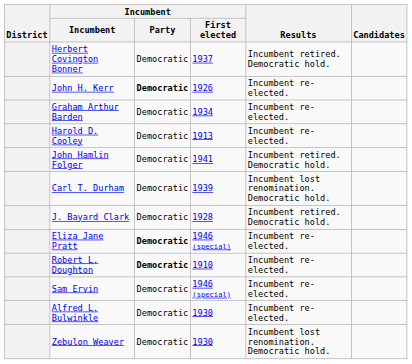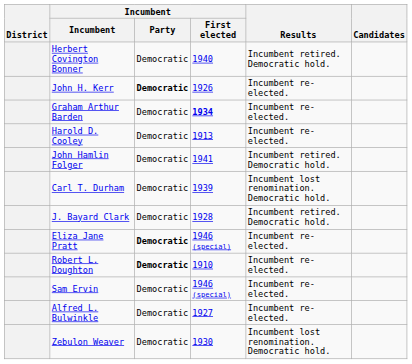(203, 59) 1937 -> (203, 59) 1940
(203, 112) normal -> (203, 112) bold
(203, 313) 1930 -> (203, 313) 1927
